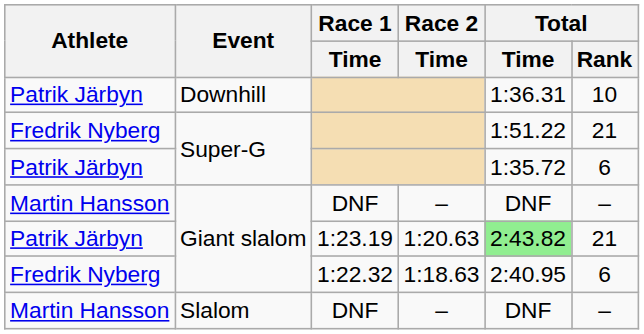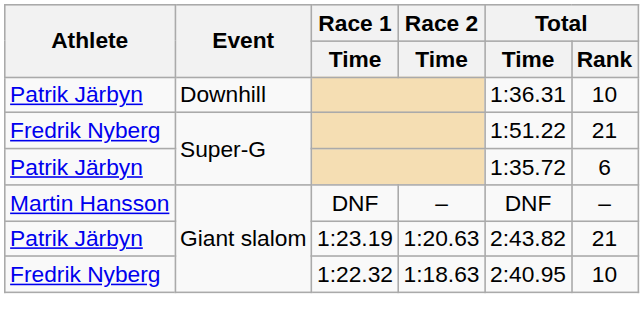(528, 239) lightgreen background -> (528, 239) no background
(604, 275) 6 -> (604, 275) 10
- row: (90, 311)
